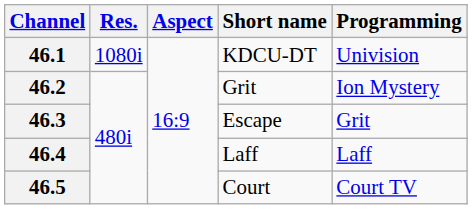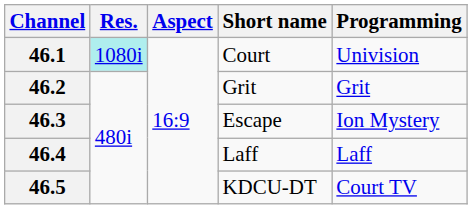(119, 54) no background -> (119, 54) paleturquoise background
(270, 54) KDCU-DT -> (246, 54) Court
(388, 87) Ion Mystery -> (353, 87) Grit
(353, 120) Grit -> (388, 120) Ion Mystery
(246, 187) Court -> (270, 187) KDCU-DT
